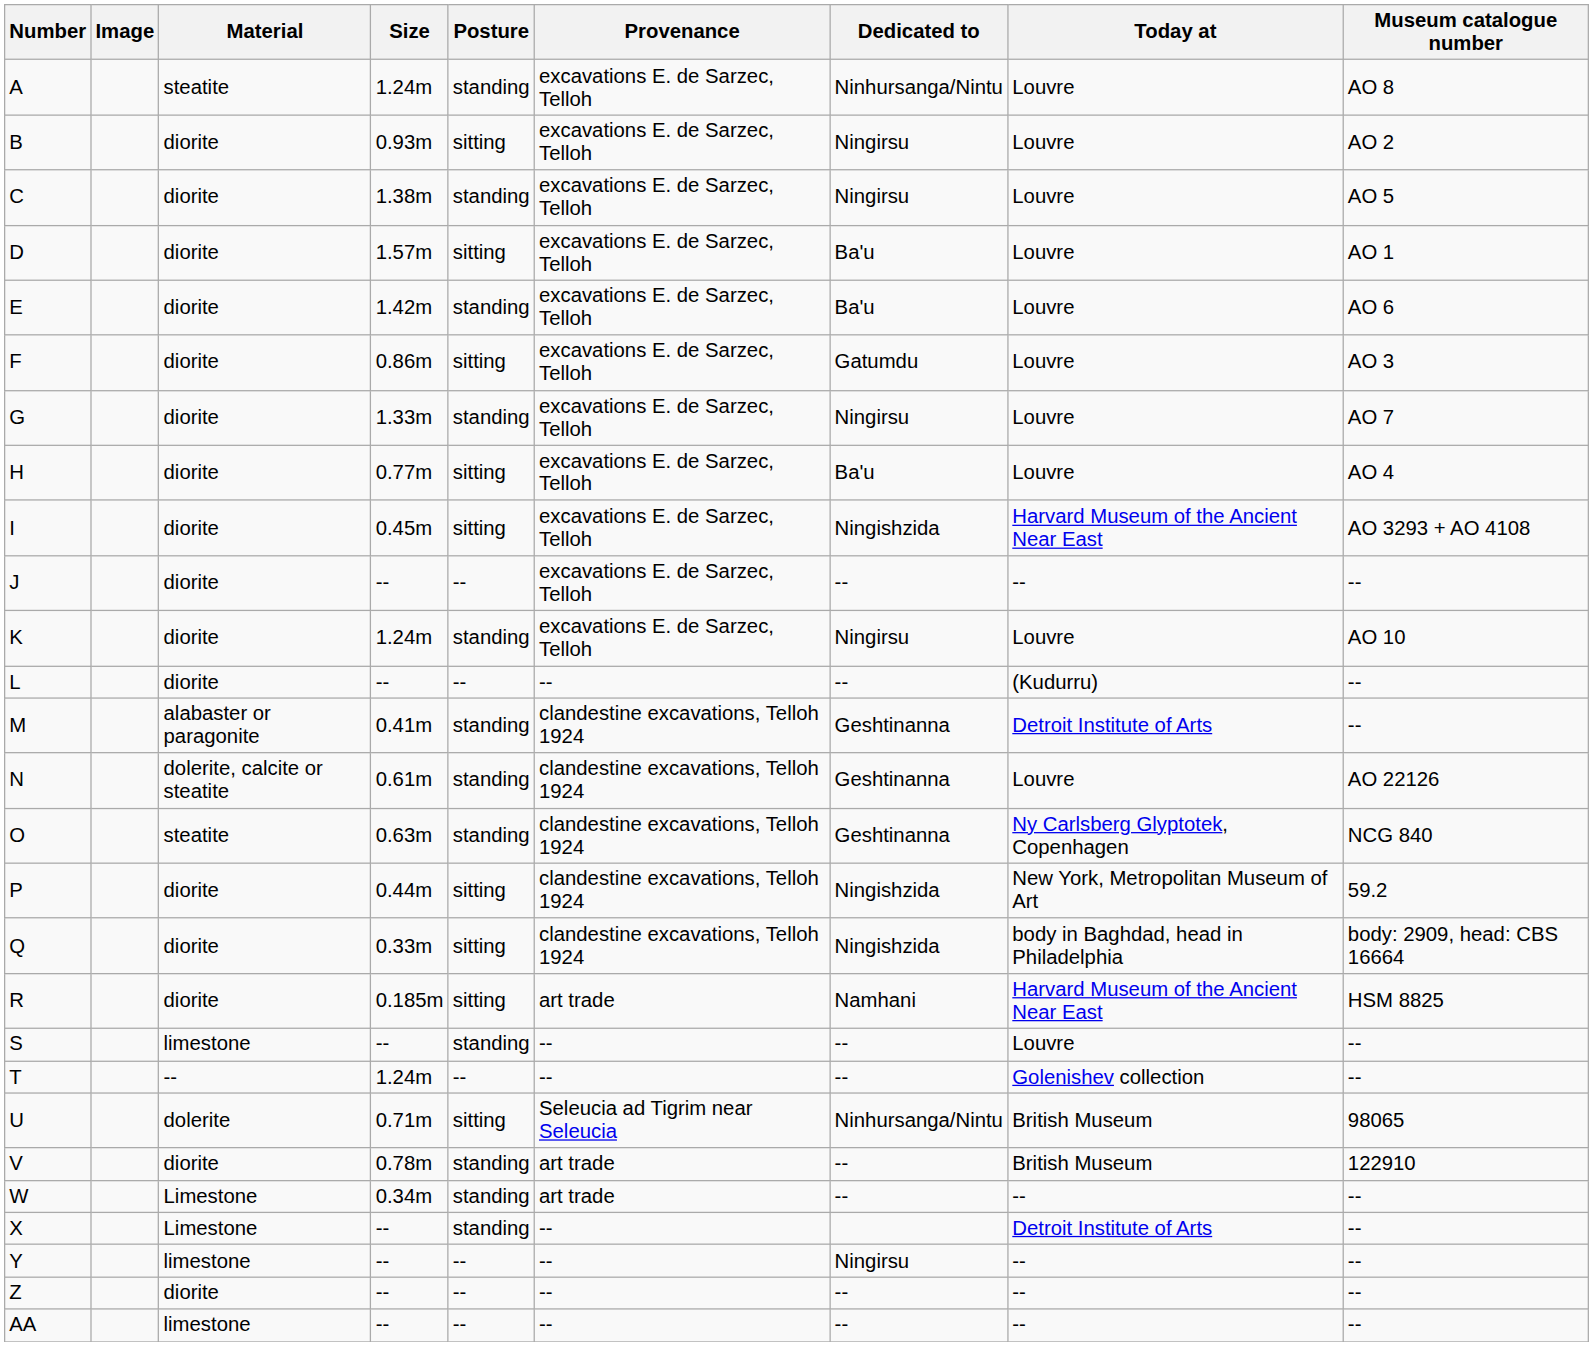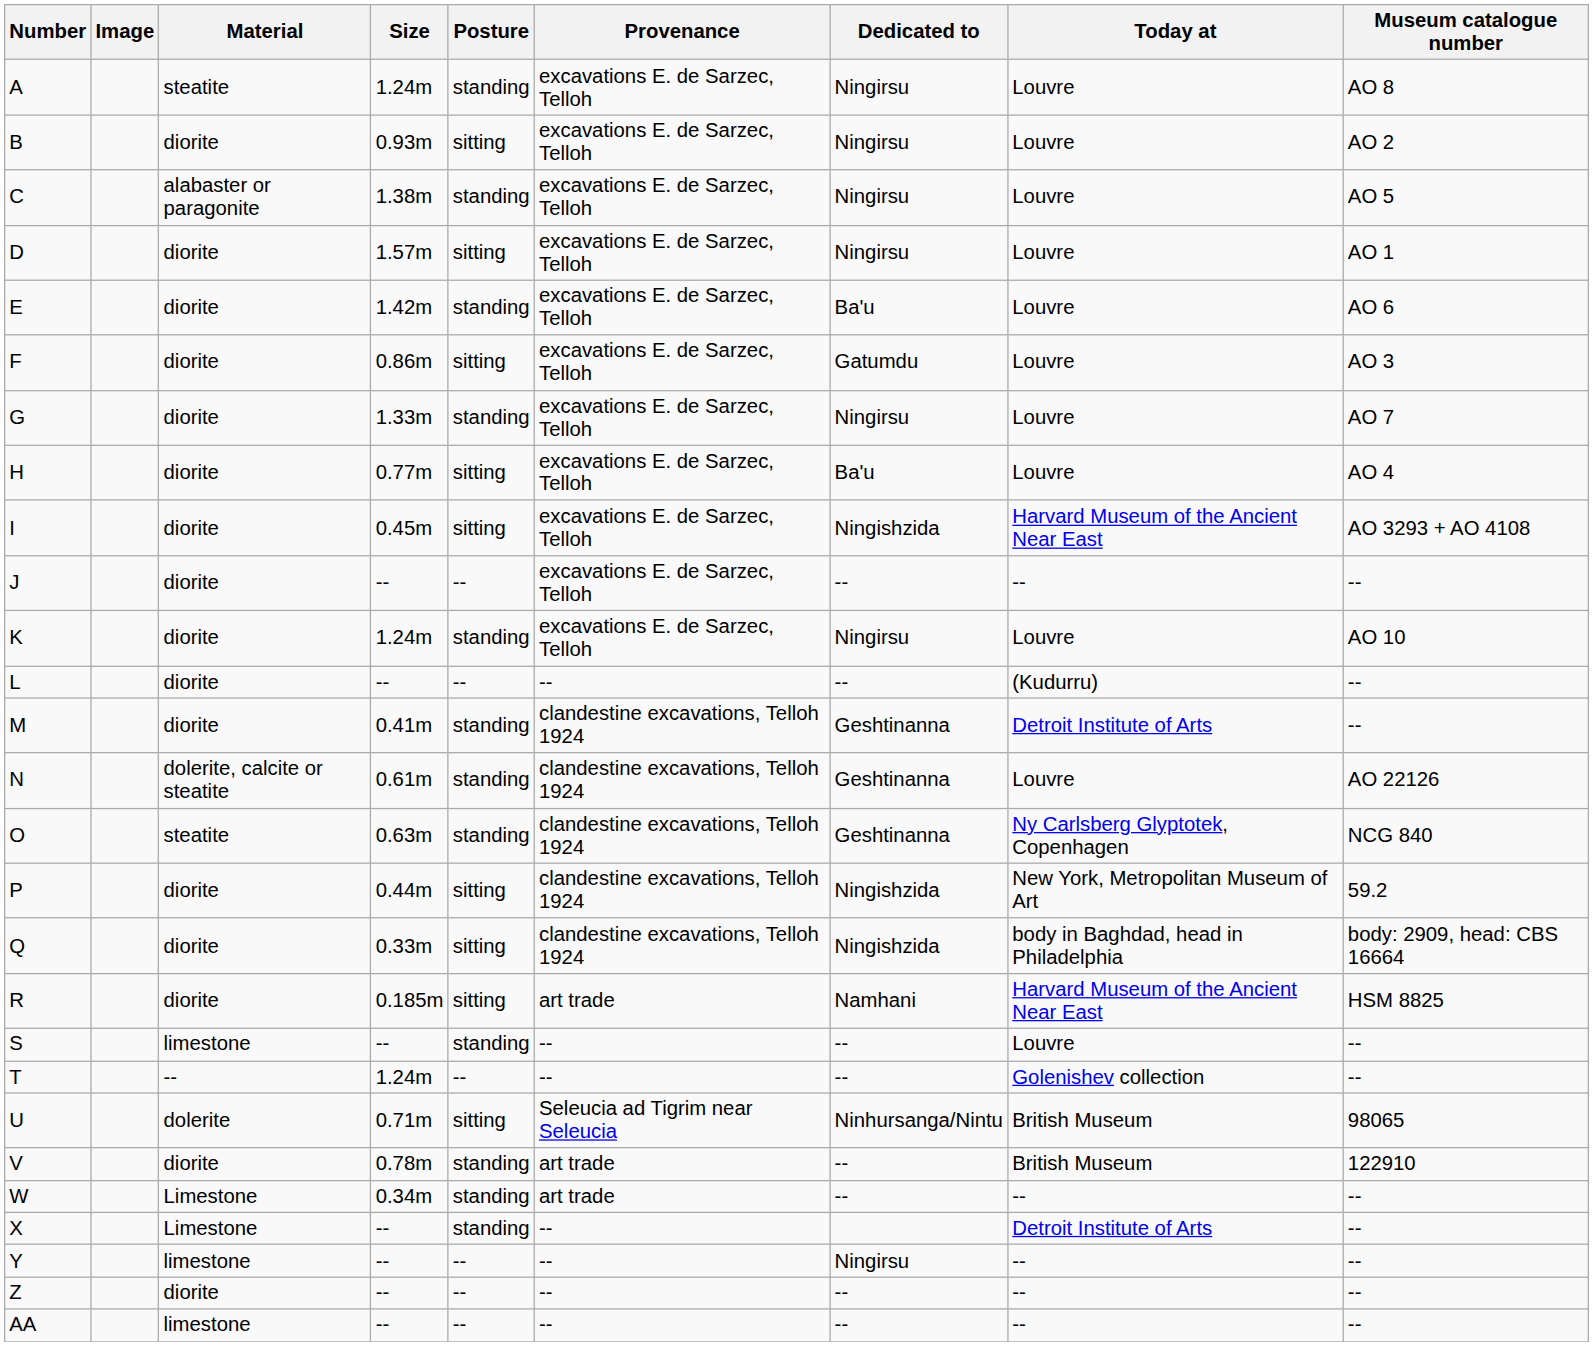(919, 87) Ninhursanga/Nintu -> (872, 87) Ningirsu
(191, 197) diorite -> (217, 197) alabaster or paragonite
(855, 252) Ba'u -> (872, 252) Ningirsu
(217, 725) alabaster or paragonite -> (191, 725) diorite
